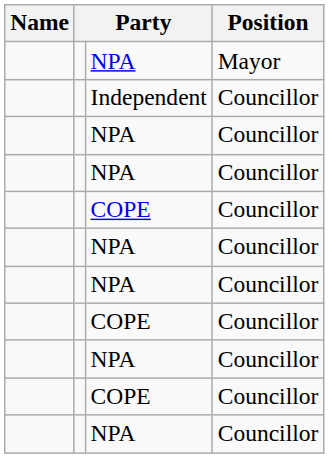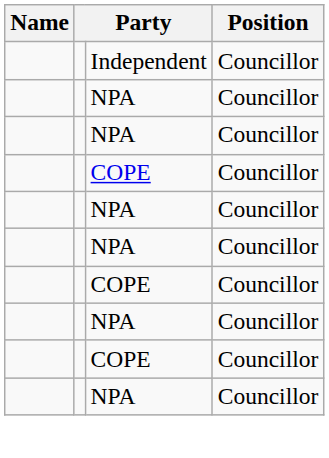- row: (113, 60)
